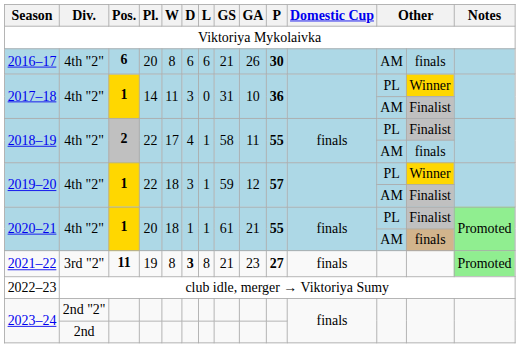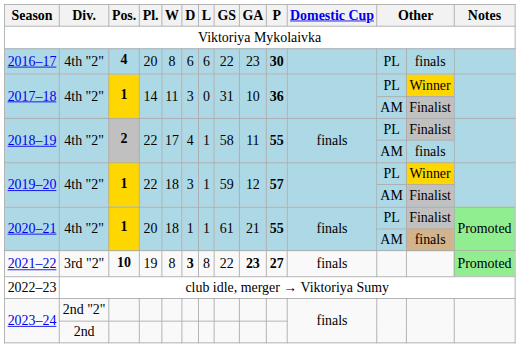(124, 59) 6 -> (124, 59) 4
(227, 61) 21 -> (227, 61) 22
(253, 61) 26 -> (253, 61) 23
(392, 61) AM -> (392, 61) PL
(124, 262) 11 -> (124, 262) 10
(227, 263) 21 -> (227, 263) 22
(253, 263) normal -> (253, 263) bold
